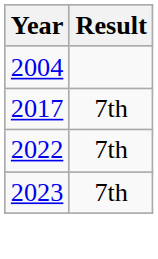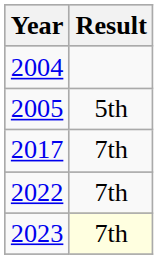+ row: (37, 108)
(111, 191) no background -> (111, 233) lightyellow background
